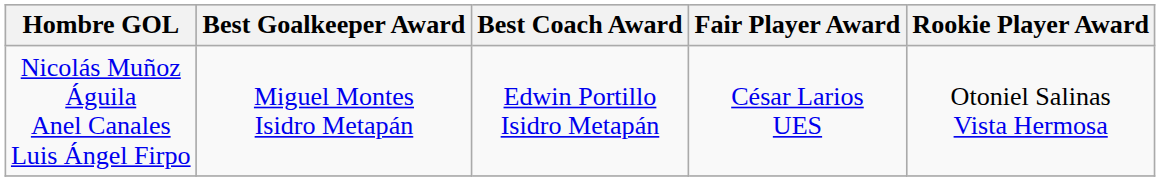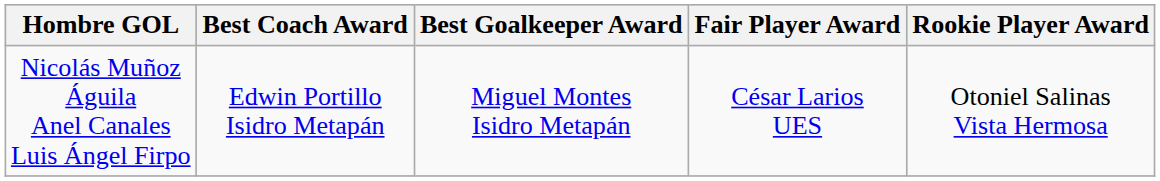columns swapped: (580, 25) <-> (334, 25)
